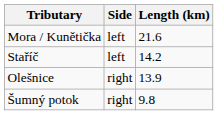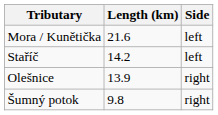columns swapped: (174, 15) <-> (120, 15)
